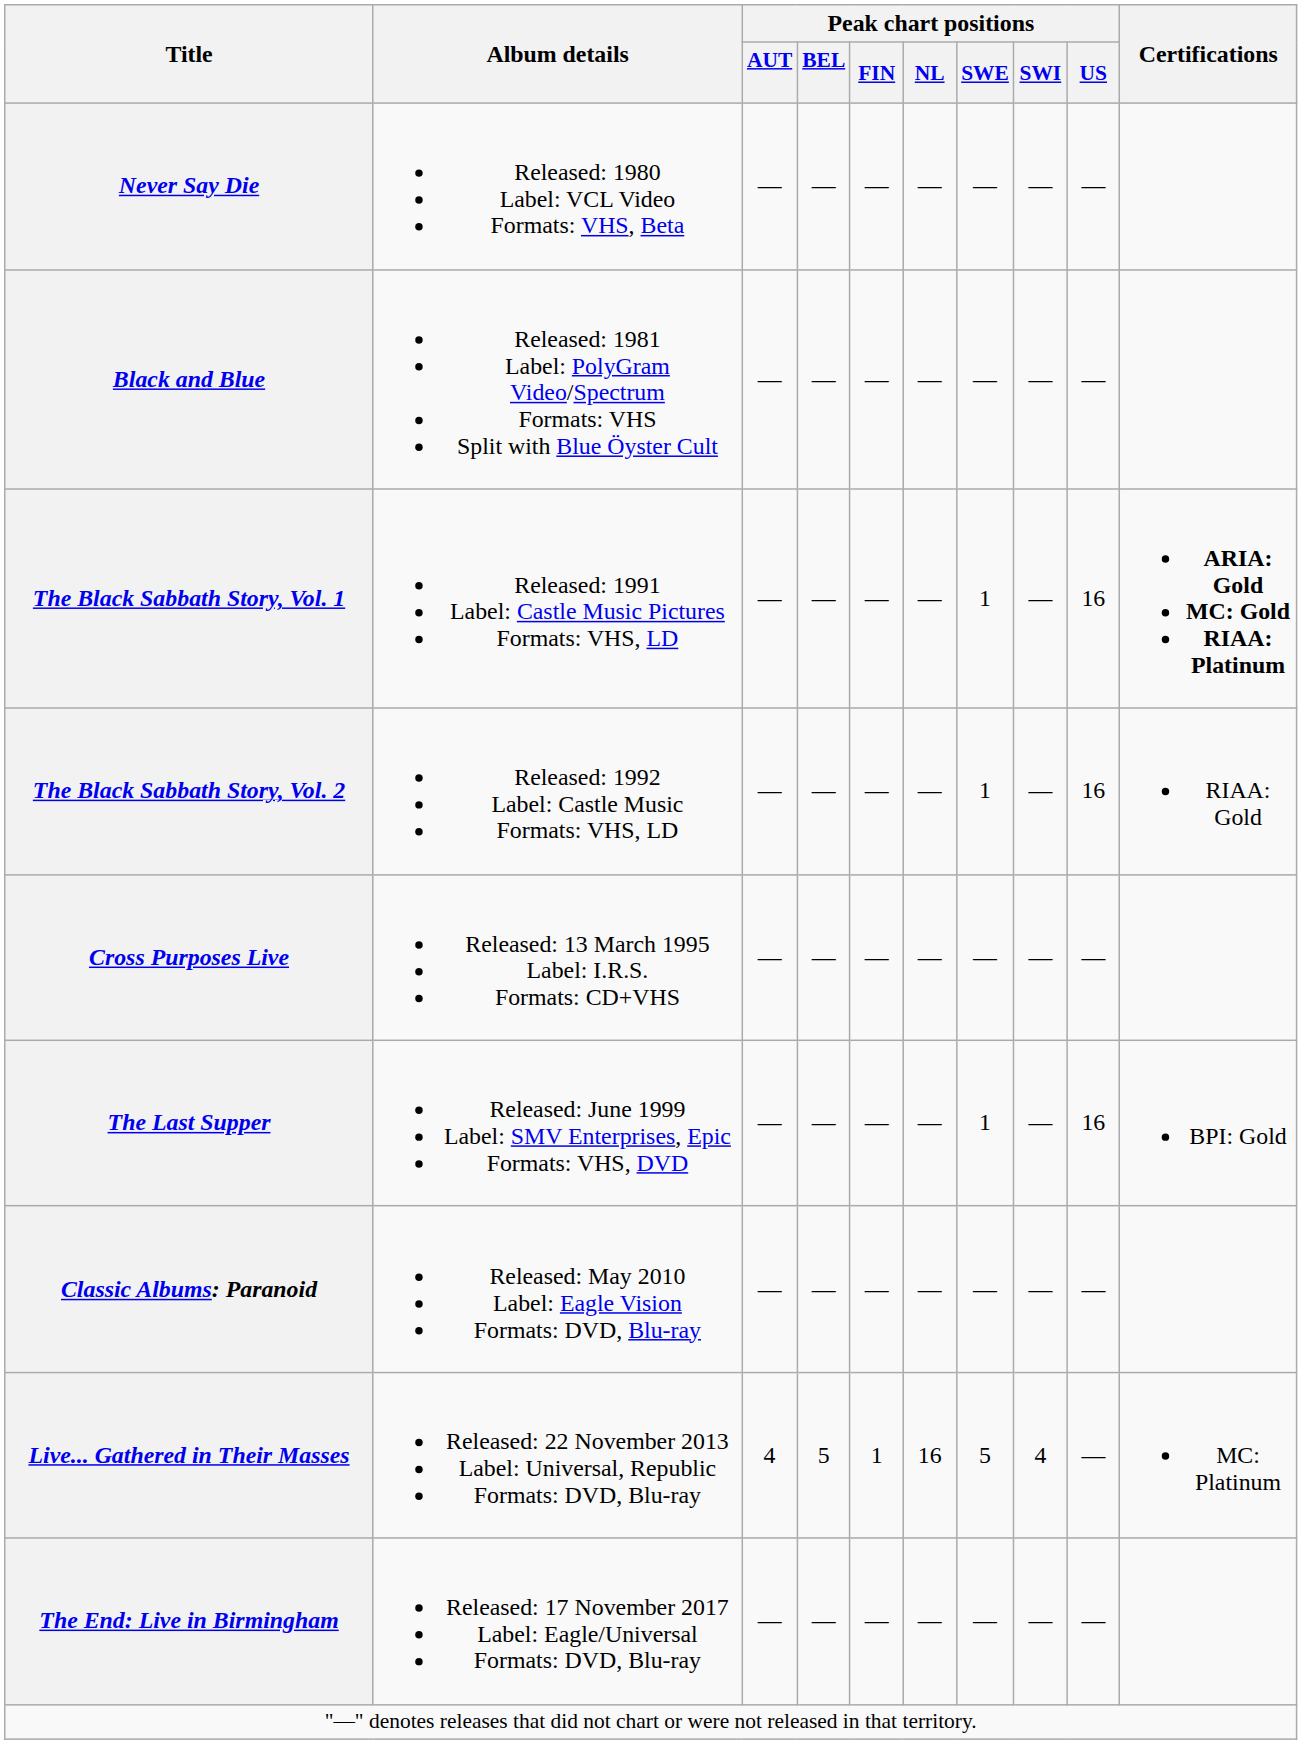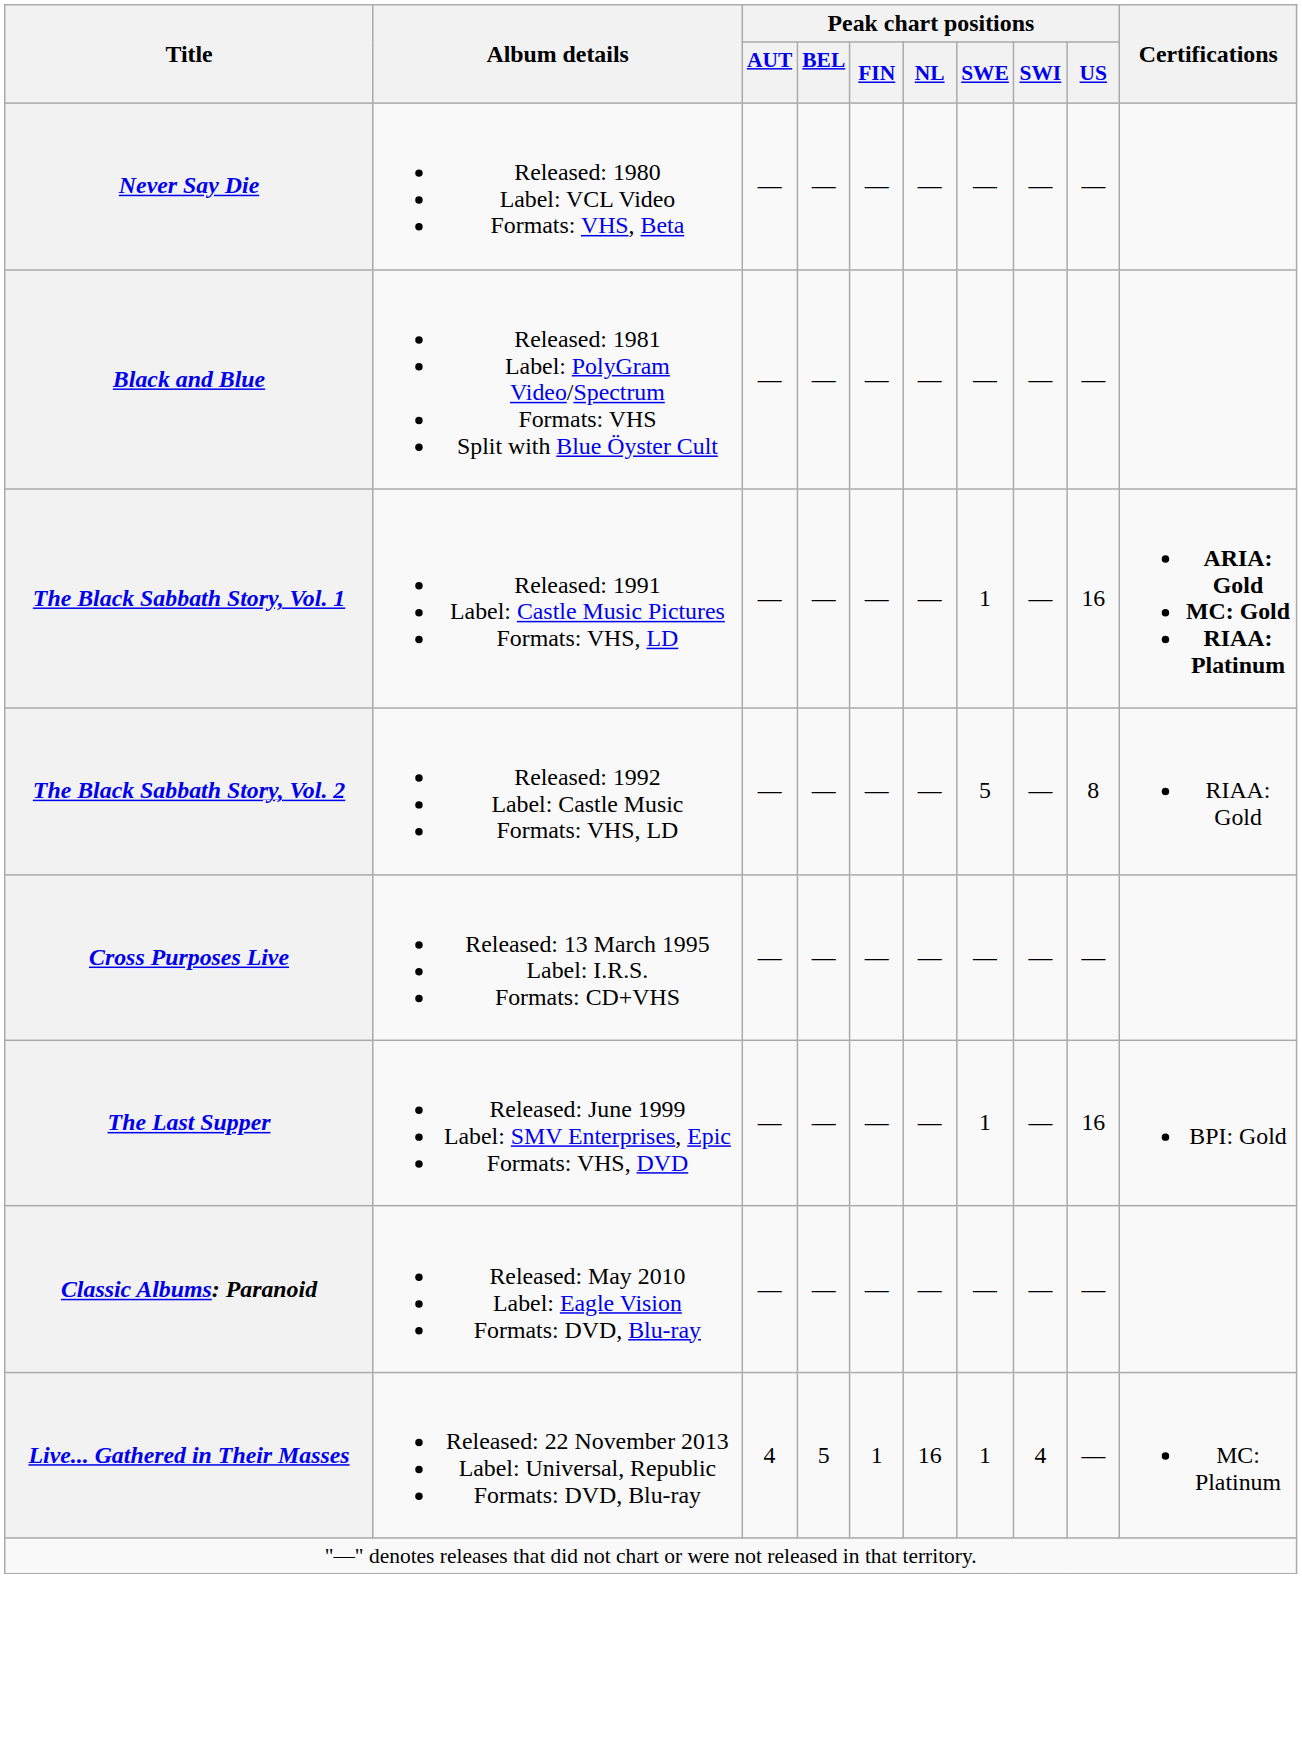(985, 791) 1 -> (985, 791) 5
(1093, 791) 16 -> (1093, 791) 8
(985, 1454) 5 -> (985, 1454) 1
- row: (189, 1620)
